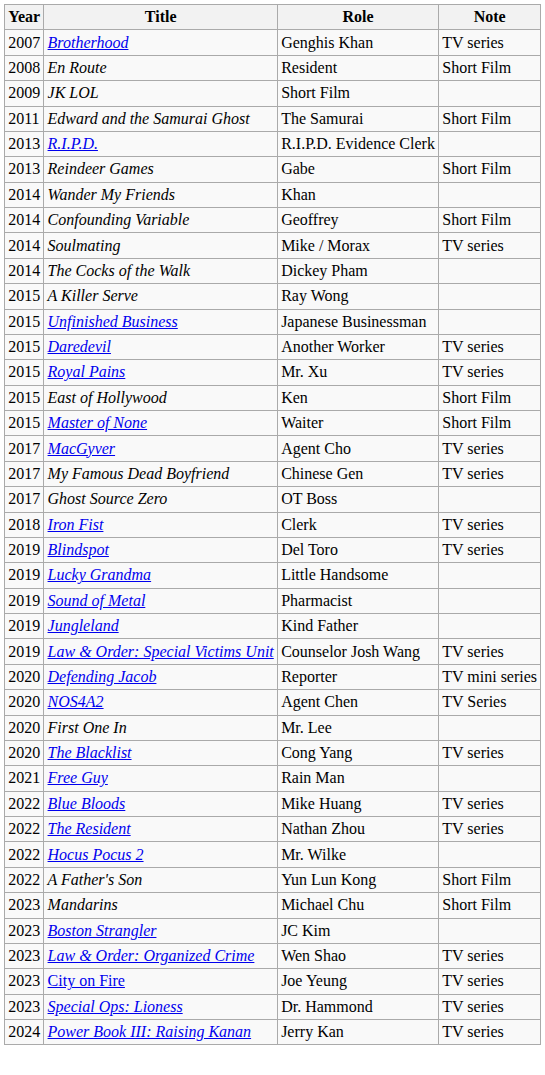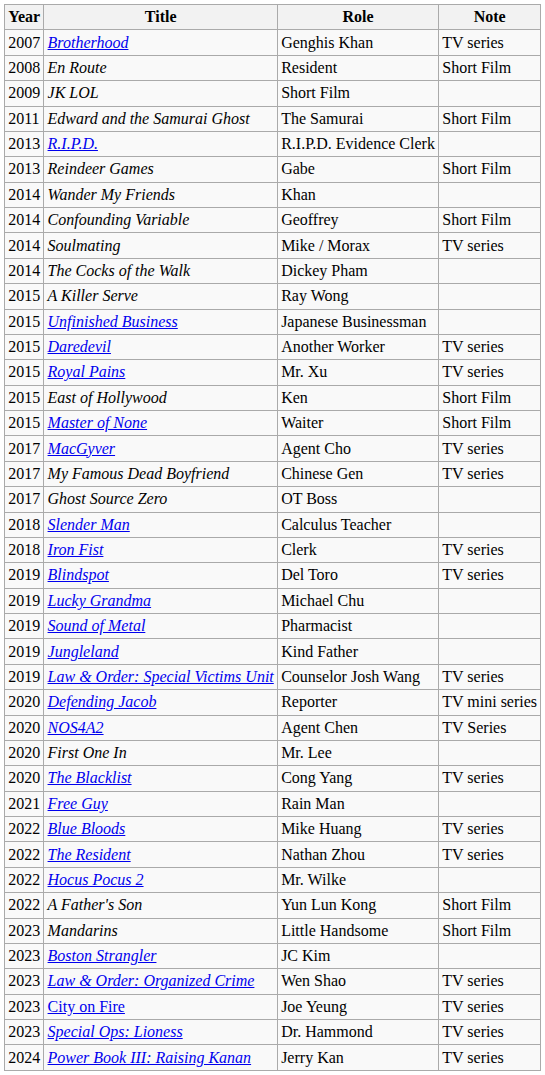+ row: (89, 524)
(335, 575) Little Handsome -> (323, 600) Michael Chu
(323, 905) Michael Chu -> (335, 930) Little Handsome
